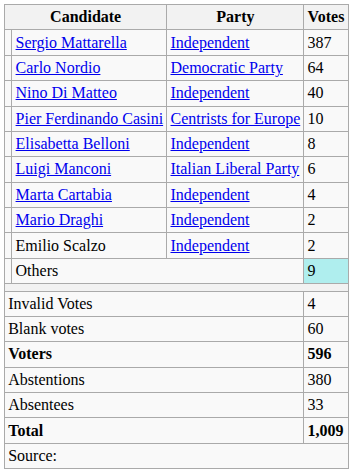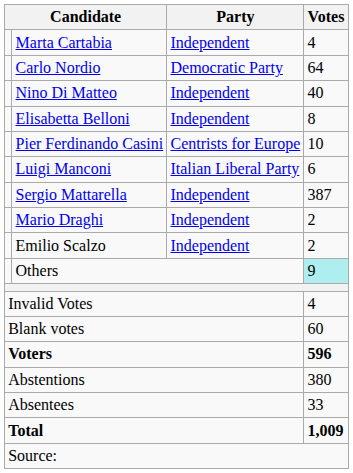rows swapped: (71, 42) <-> (64, 194)
rows swapped: (89, 118) <-> (73, 144)
